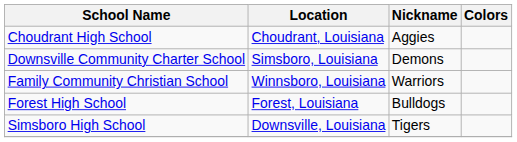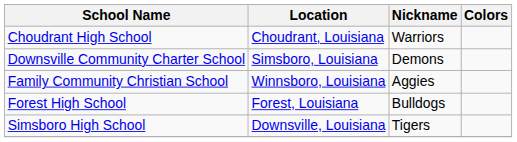(413, 37) Aggies -> (418, 37) Warriors
(418, 81) Warriors -> (413, 81) Aggies
